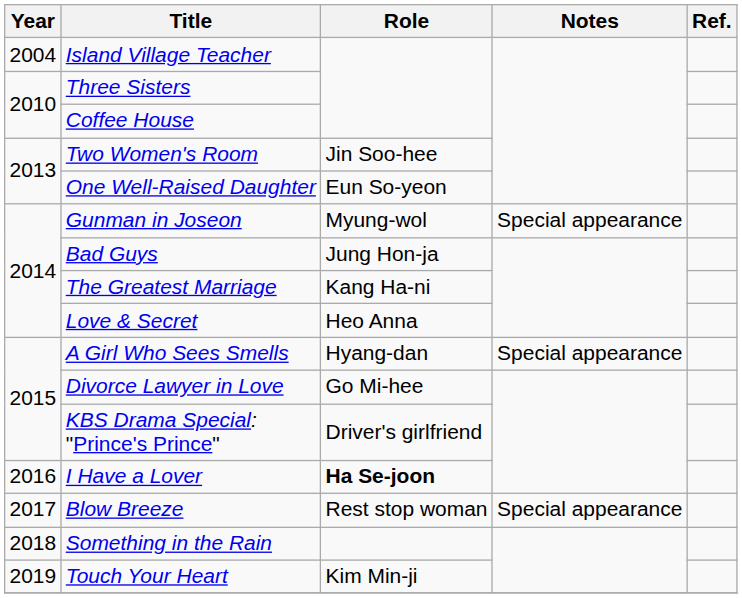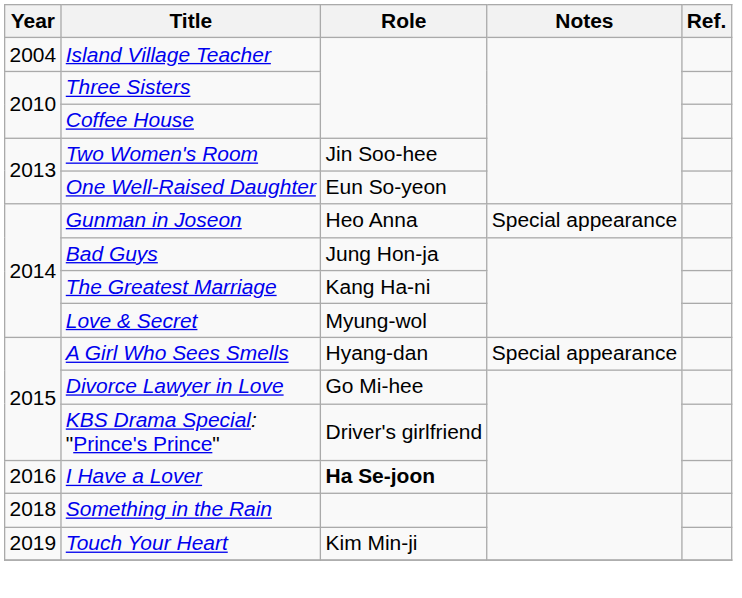(376, 220) Myung-wol -> (372, 220) Heo Anna
(372, 320) Heo Anna -> (376, 320) Myung-wol
- row: (125, 510)
